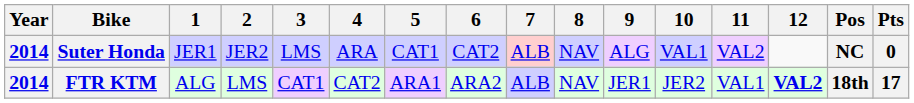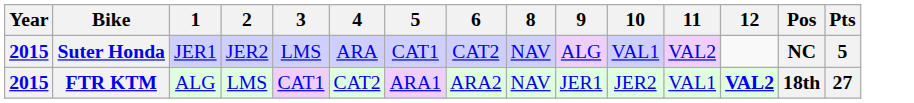- column: (530, 20)
(29, 51) 2014 -> (29, 51) 2015
(891, 51) 0 -> (842, 51) 5
(29, 82) 2014 -> (29, 82) 2015
(891, 82) 17 -> (842, 82) 27
